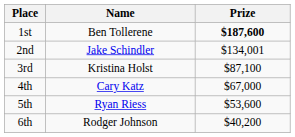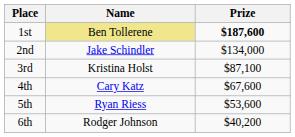(120, 31) no background -> (120, 31) khaki background
(243, 50) $134,001 -> (243, 50) $134,000
(243, 86) $67,000 -> (243, 86) $67,600
